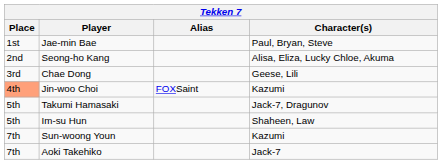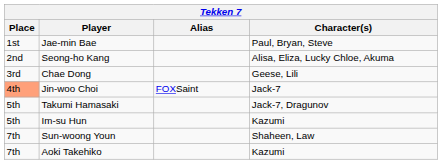(268, 89) Kazumi -> (266, 89) Jack-7
(283, 120) Shaheen, Law -> (268, 120) Kazumi
(268, 136) Kazumi -> (283, 136) Shaheen, Law
(266, 151) Jack-7 -> (268, 151) Kazumi
